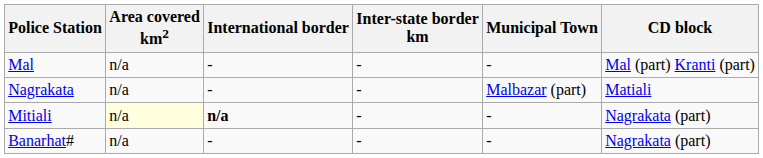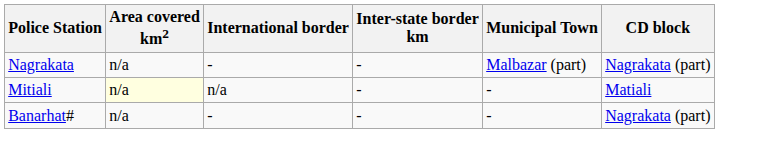- row: (21, 64)
(628, 90) Matiali -> (658, 64) Nagrakata (part)
(218, 115) bold -> (217, 90) normal
(658, 115) Nagrakata (part) -> (628, 90) Matiali
